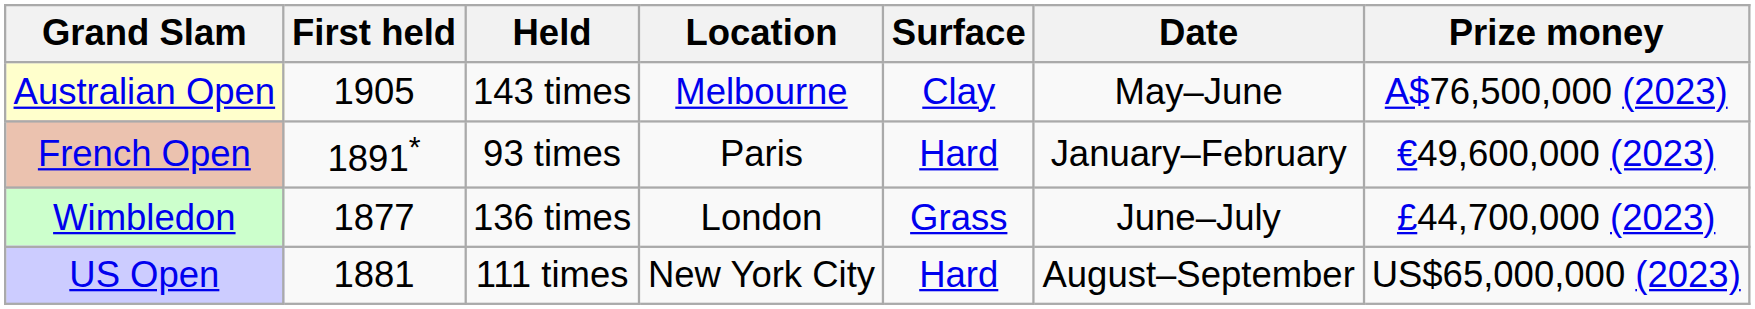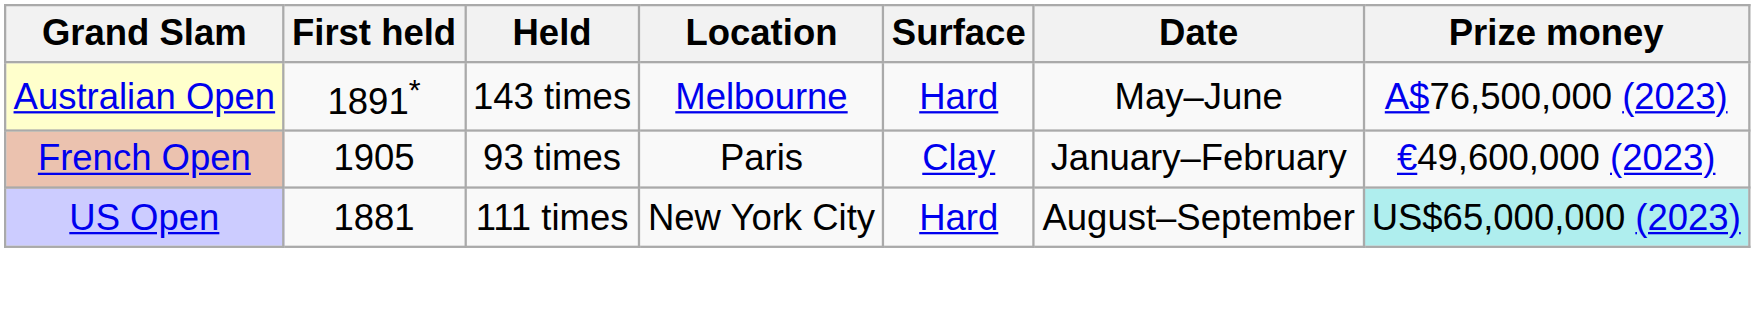(374, 91) 1905 -> (374, 96) 1891*
(959, 91) Clay -> (959, 96) Hard
(374, 154) 1891* -> (374, 159) 1905
(959, 154) Hard -> (959, 159) Clay
- row: (144, 216)
(1556, 274) no background -> (1556, 216) paleturquoise background
